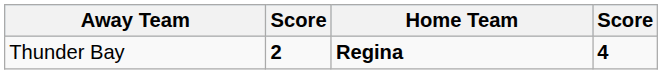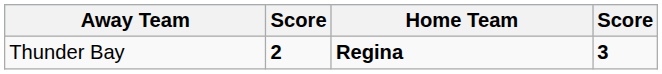(603, 52) 4 -> (603, 52) 3
